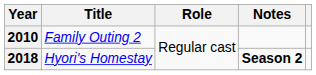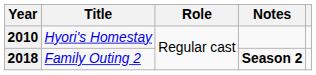(93, 37) Family Outing 2 -> (98, 37) Hyori's Homestay
(98, 59) Hyori's Homestay -> (93, 59) Family Outing 2
